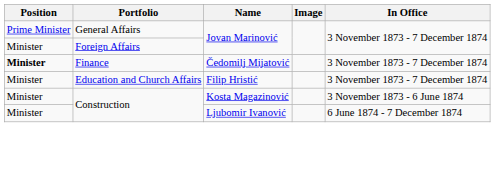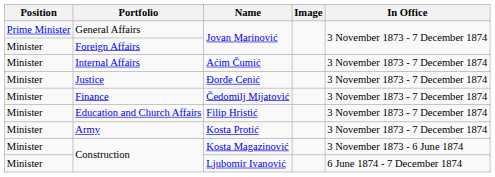+ row: (108, 63)
+ row: (90, 79)
(26, 63) bold -> (25, 96) normal
+ row: (88, 130)
